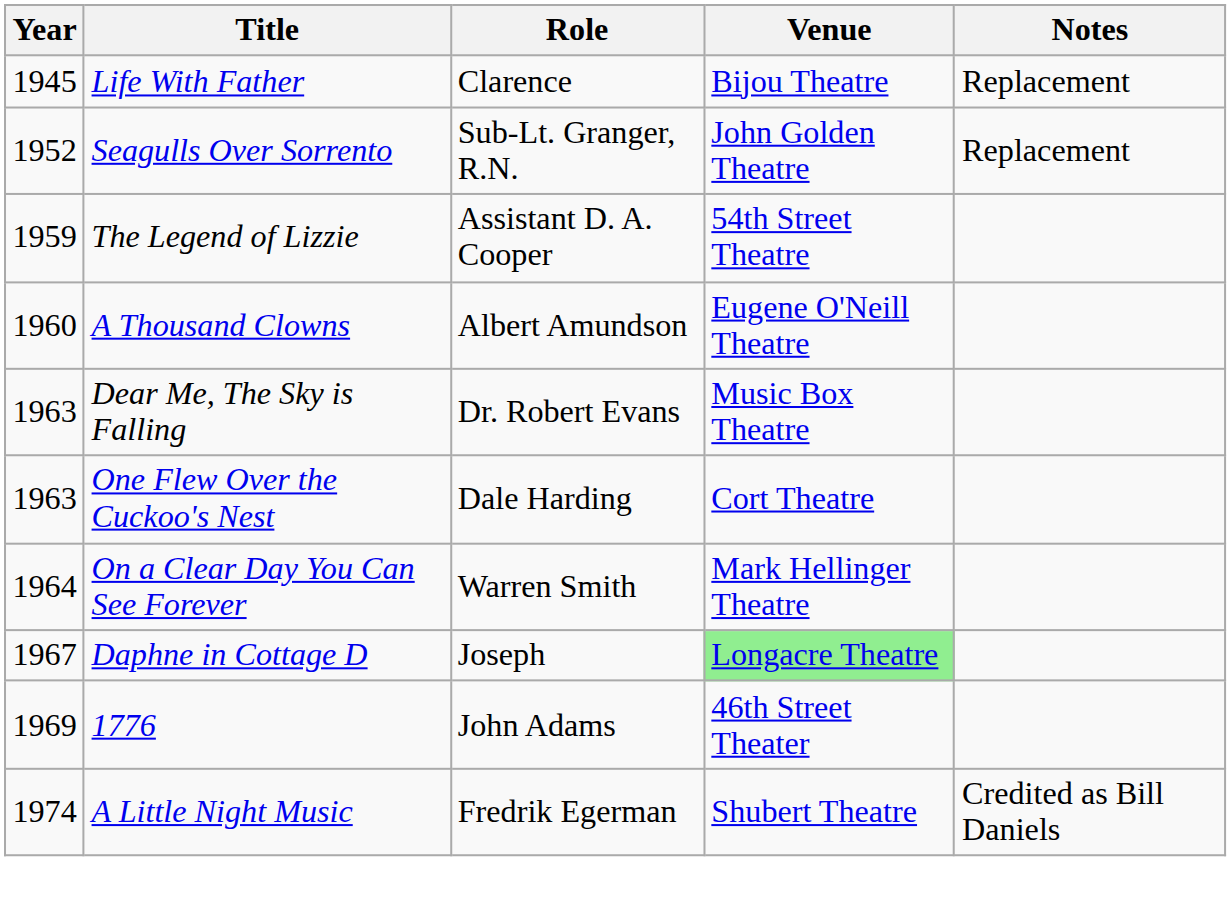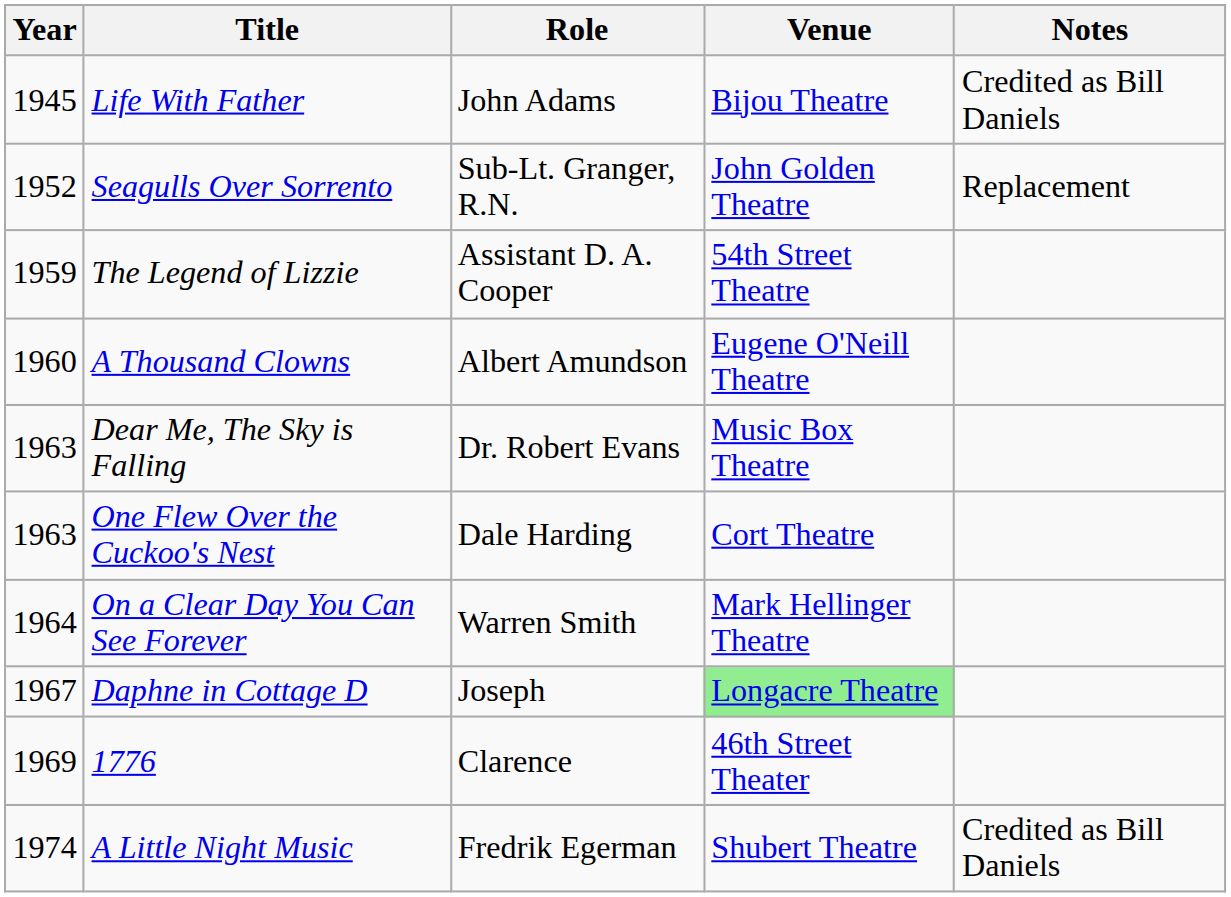(515, 81) Clarence -> (537, 99) John Adams
(1046, 81) Replacement -> (1063, 99) Credited as Bill Daniels
(537, 724) John Adams -> (515, 760) Clarence
